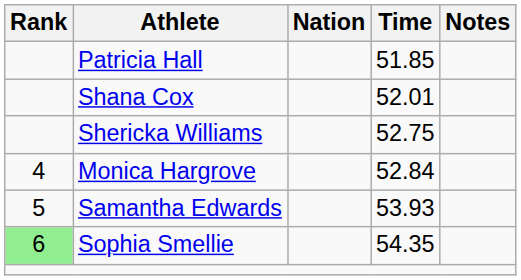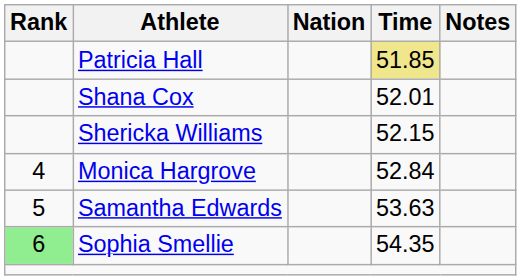(405, 60) no background -> (405, 60) khaki background
(405, 134) 52.75 -> (405, 134) 52.15
(405, 208) 53.93 -> (405, 208) 53.63
